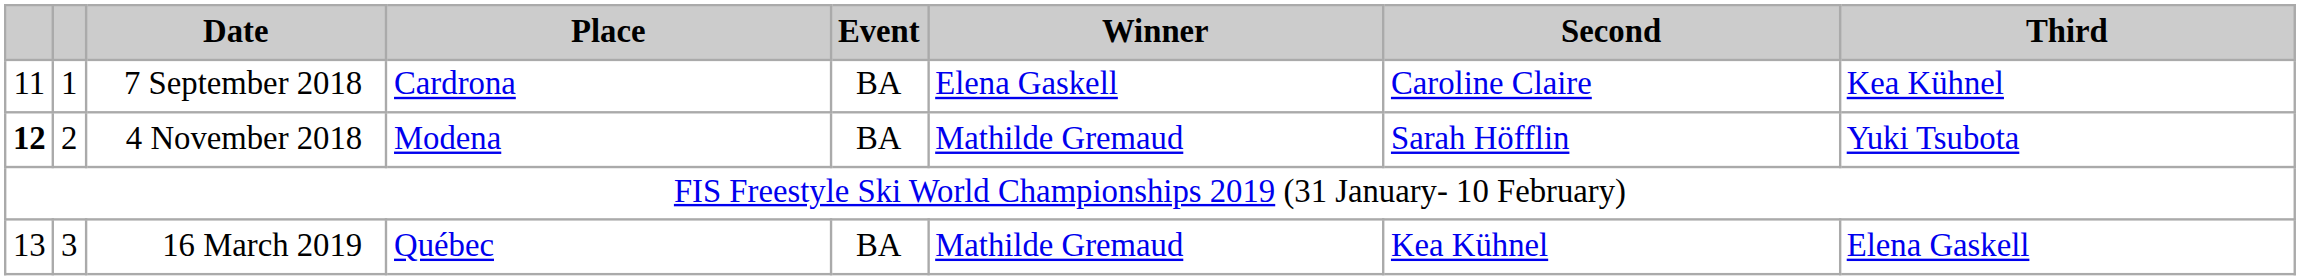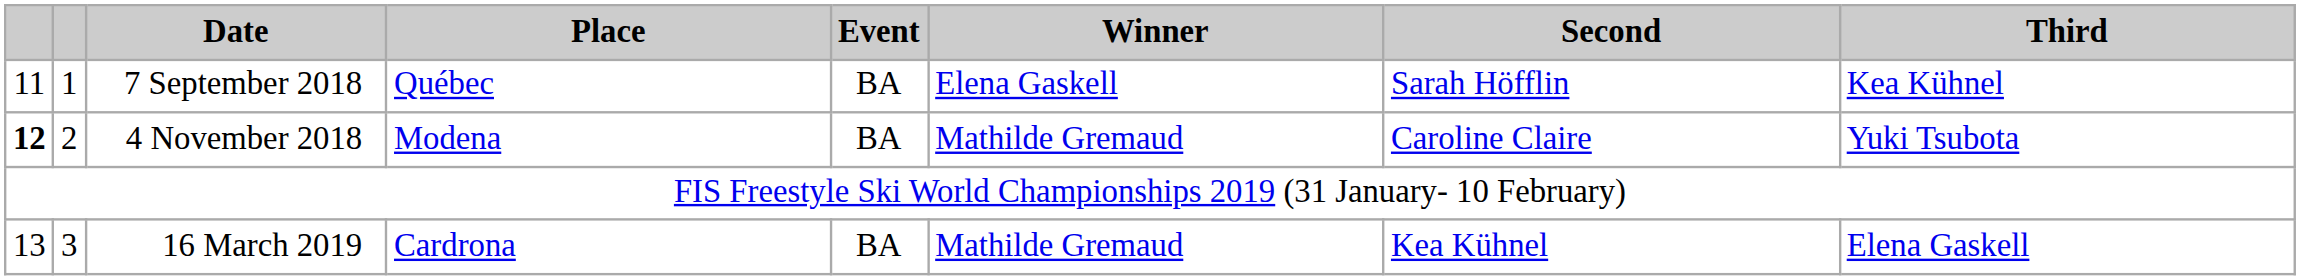(455, 84) Cardrona -> (444, 84) Québec
(1491, 84) Caroline Claire -> (1480, 84) Sarah Höfflin
(1480, 138) Sarah Höfflin -> (1491, 138) Caroline Claire
(444, 245) Québec -> (455, 245) Cardrona
